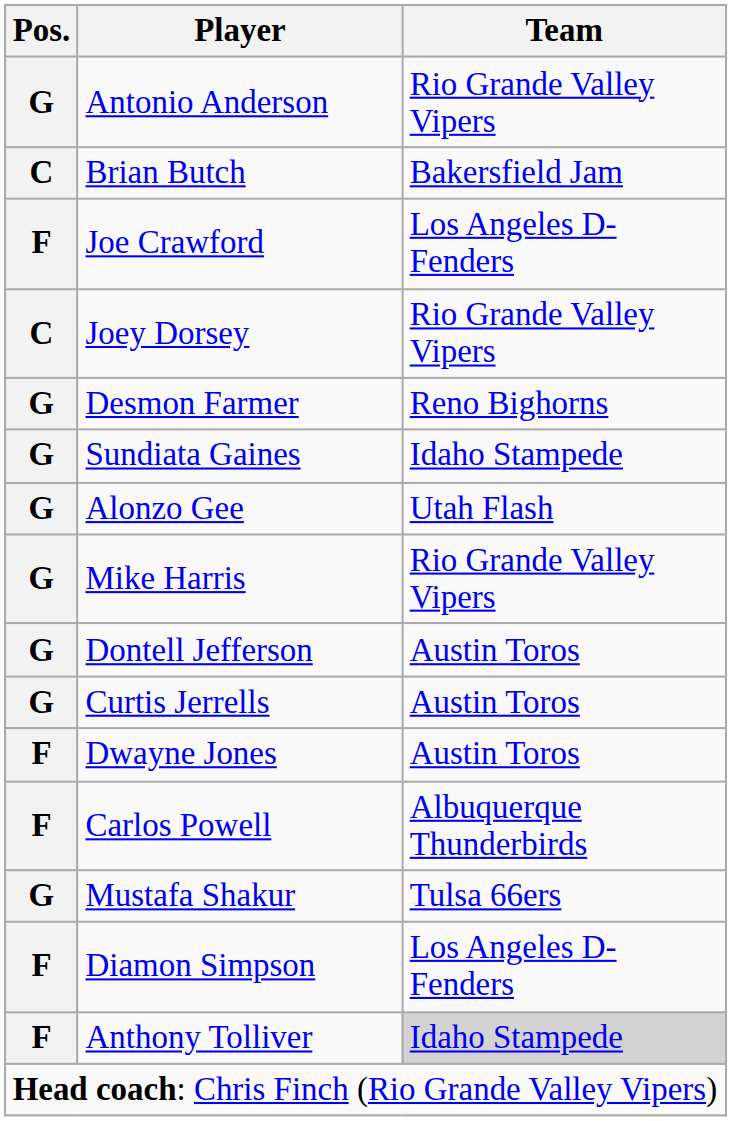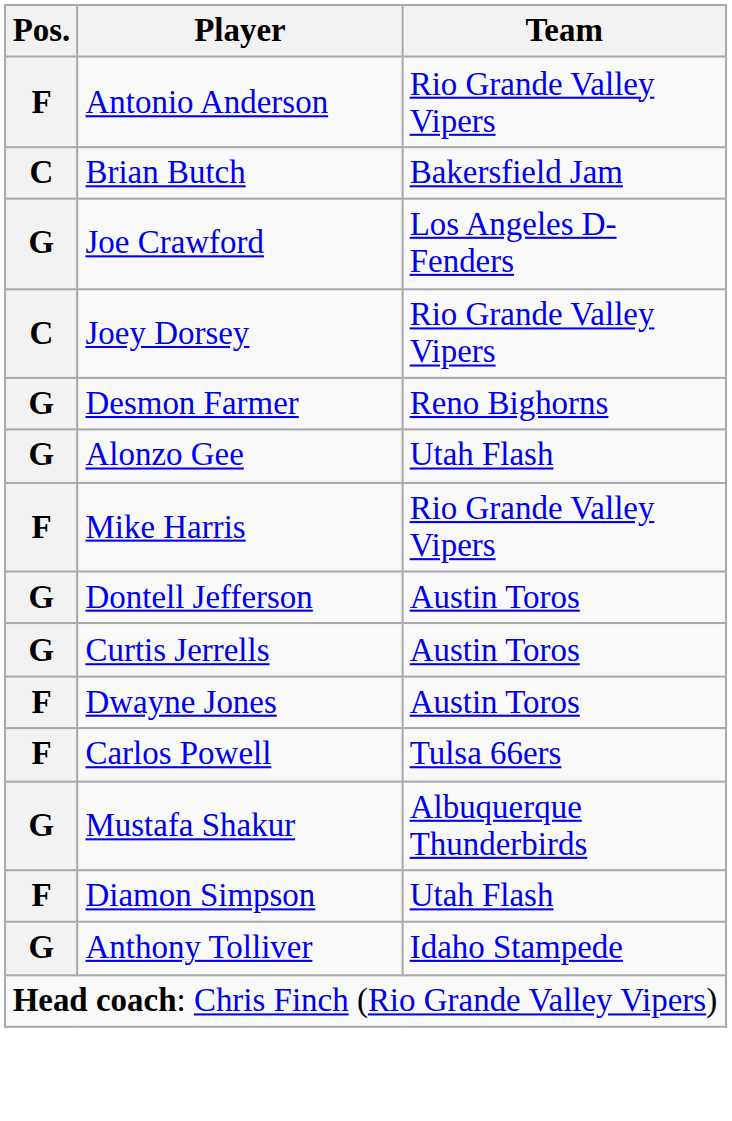(41, 101) G -> (41, 101) F
(41, 243) F -> (41, 243) G
- row: (193, 455)
(41, 578) G -> (41, 526) F
(498, 824) Albuquerque Thunderbirds -> (486, 753) Tulsa 66ers
(486, 895) Tulsa 66ers -> (498, 824) Albuquerque Thunderbirds
(513, 966) Los Angeles D-Fenders -> (482, 895) Utah Flash
(41, 1037) F -> (41, 947) G
(516, 1037) lightgrey background -> (516, 947) no background
